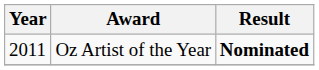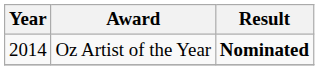(27, 49) 2011 -> (28, 49) 2014
